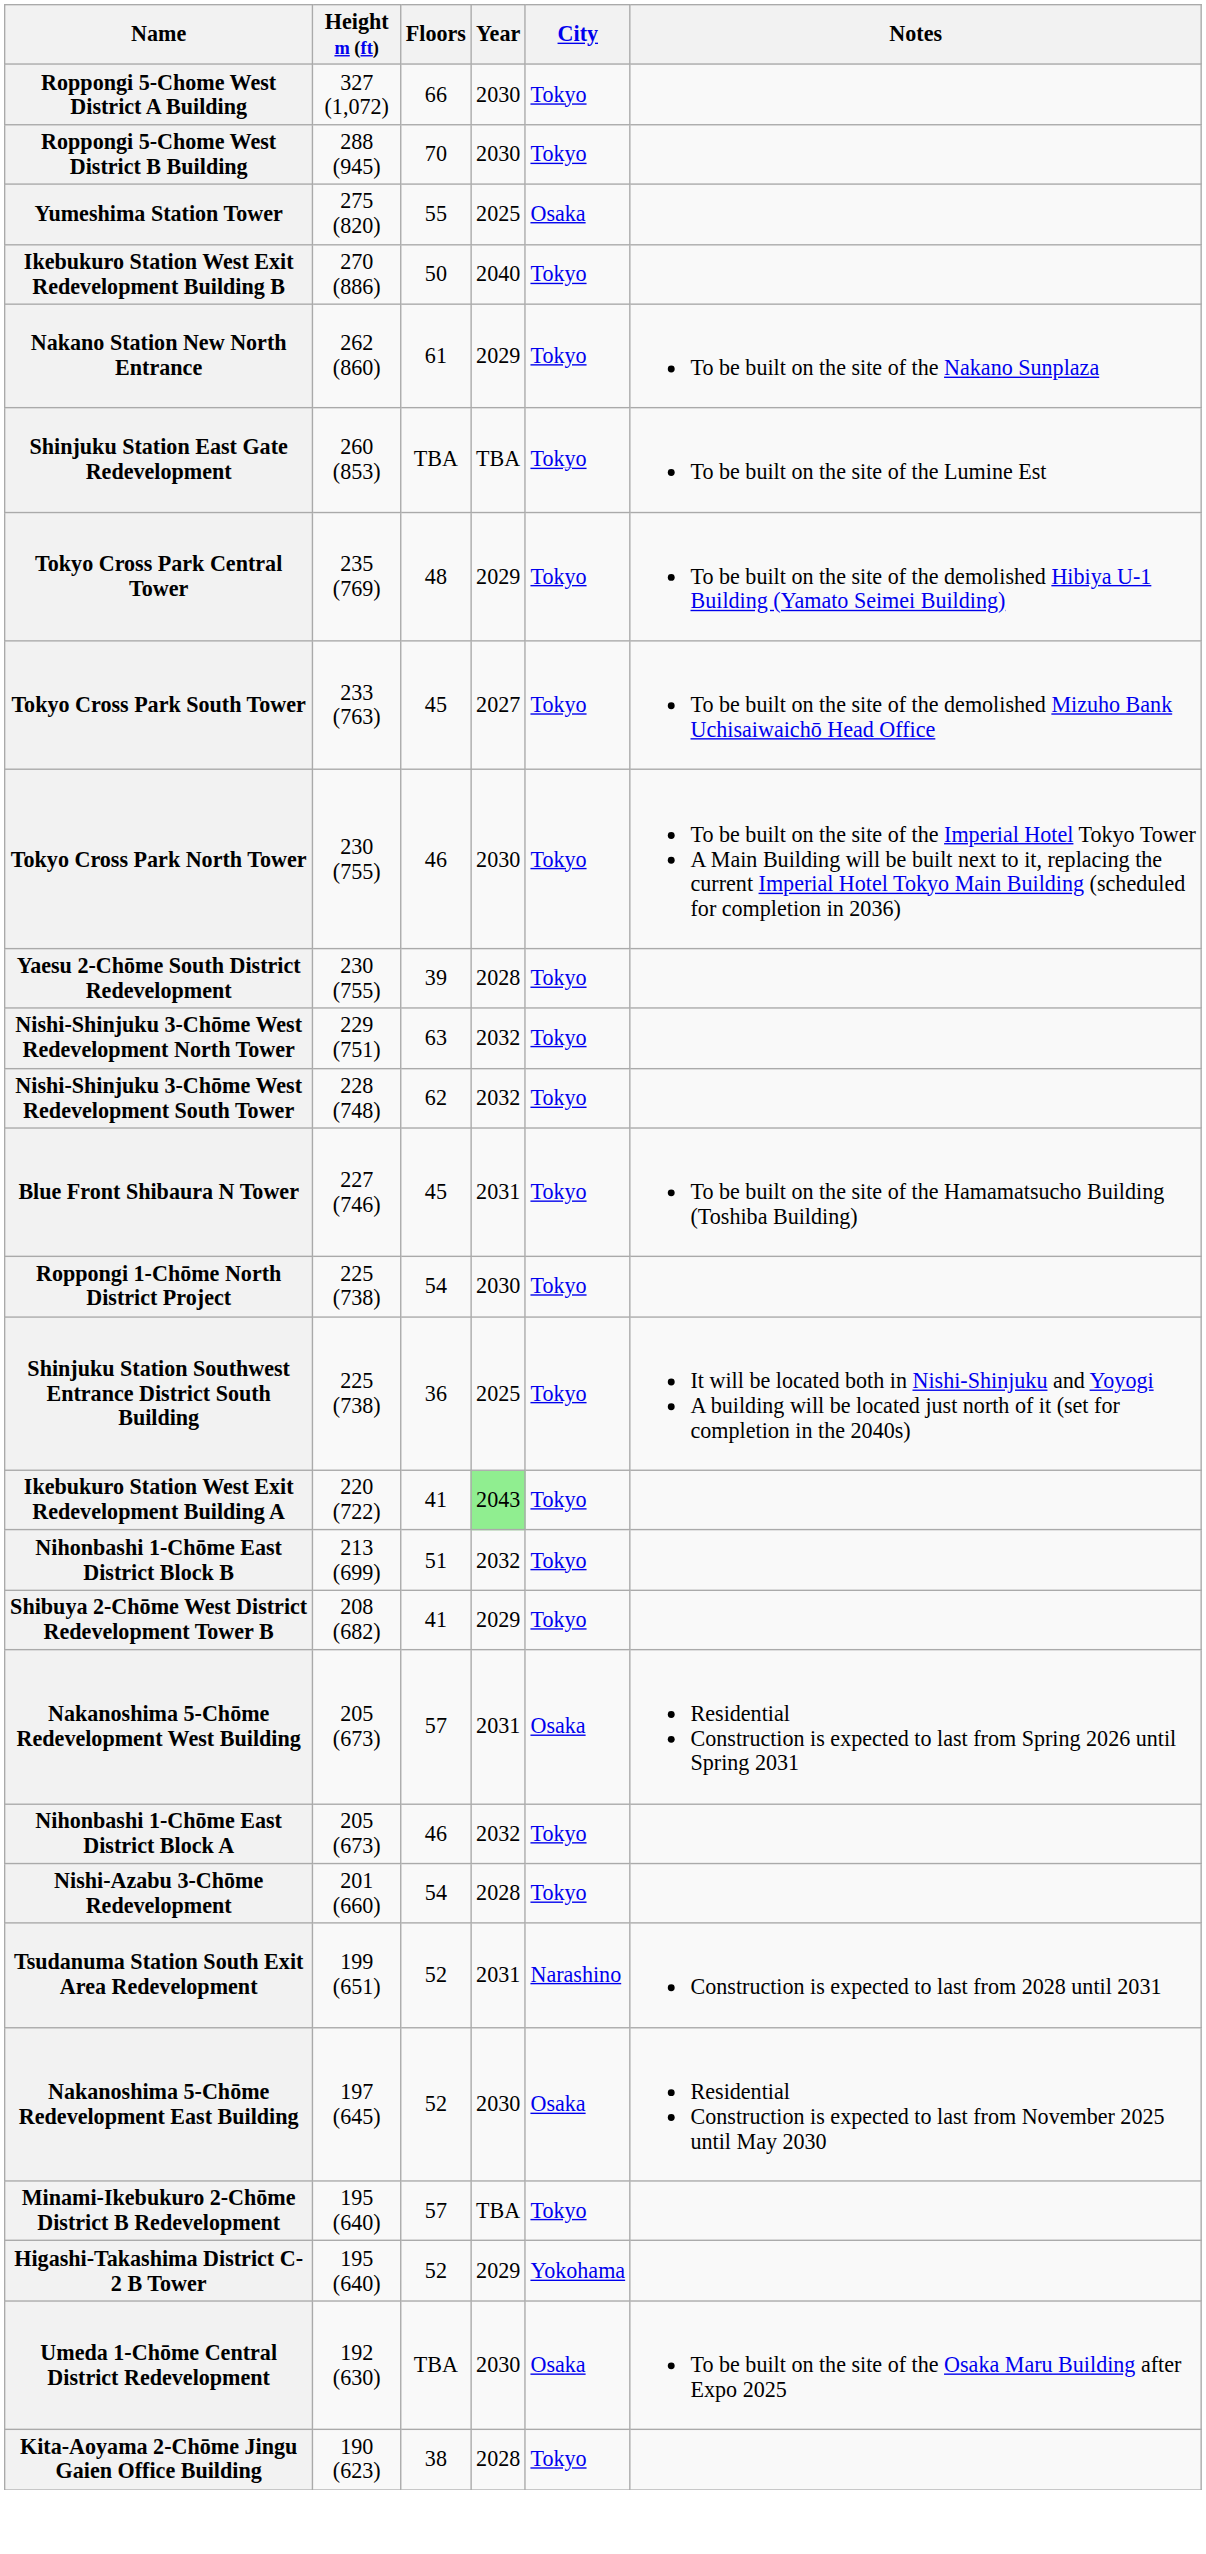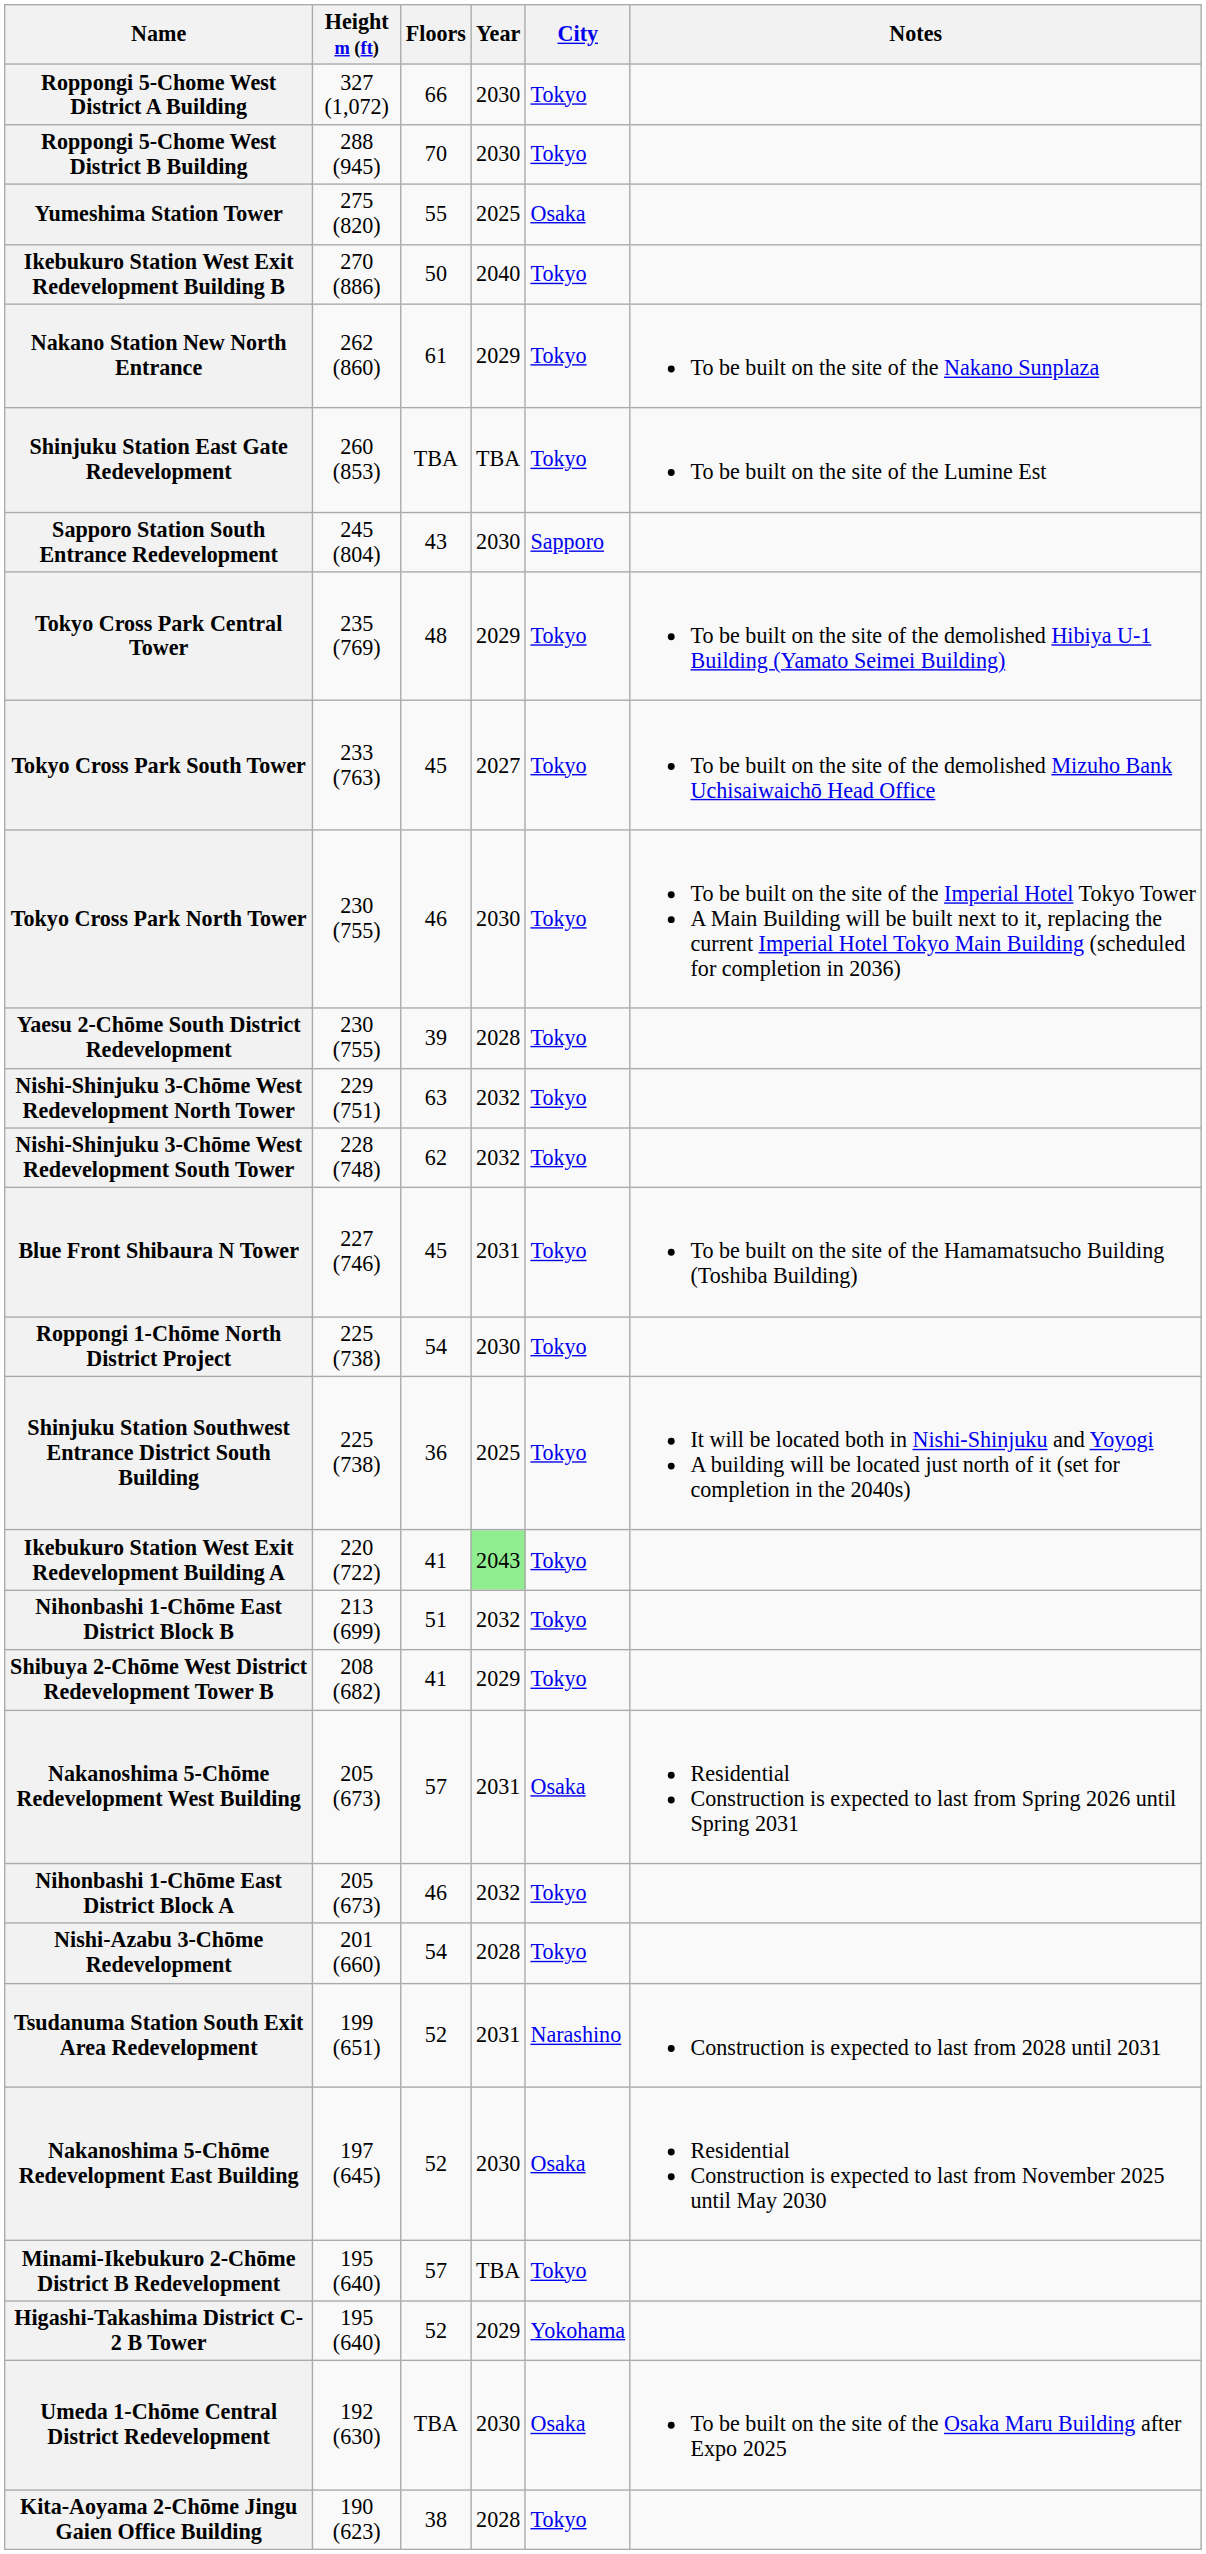+ row: (159, 541)
